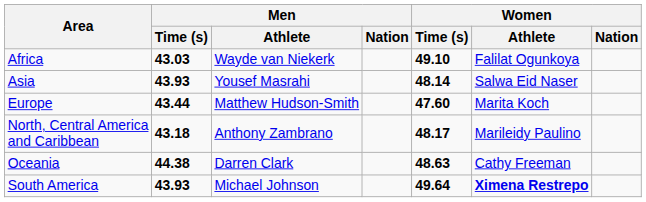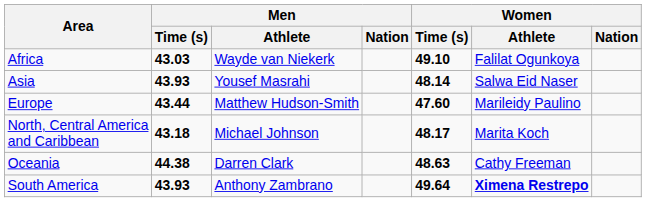(512, 103) Marita Koch -> (528, 103) Marileidy Paulino
(274, 133) Anthony Zambrano -> (267, 133) Michael Johnson
(528, 133) Marileidy Paulino -> (512, 133) Marita Koch
(267, 185) Michael Johnson -> (274, 185) Anthony Zambrano
